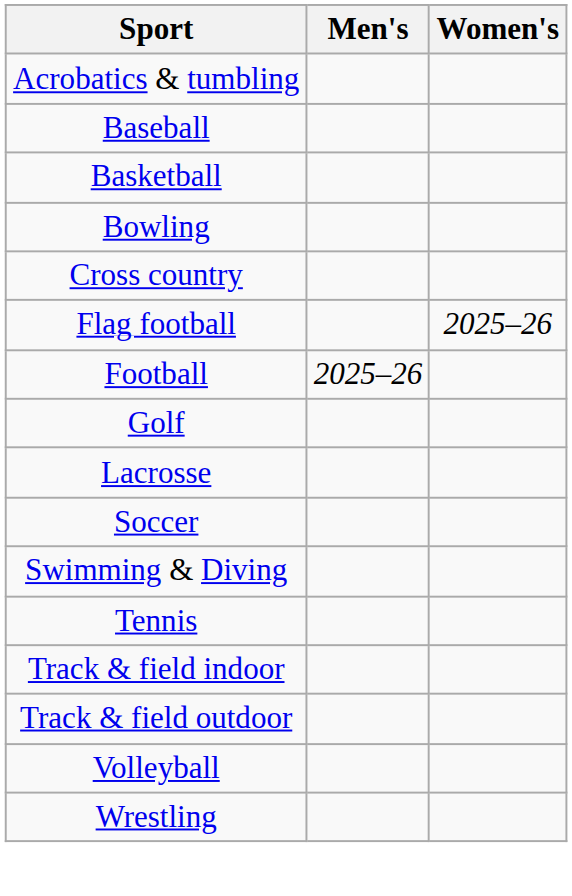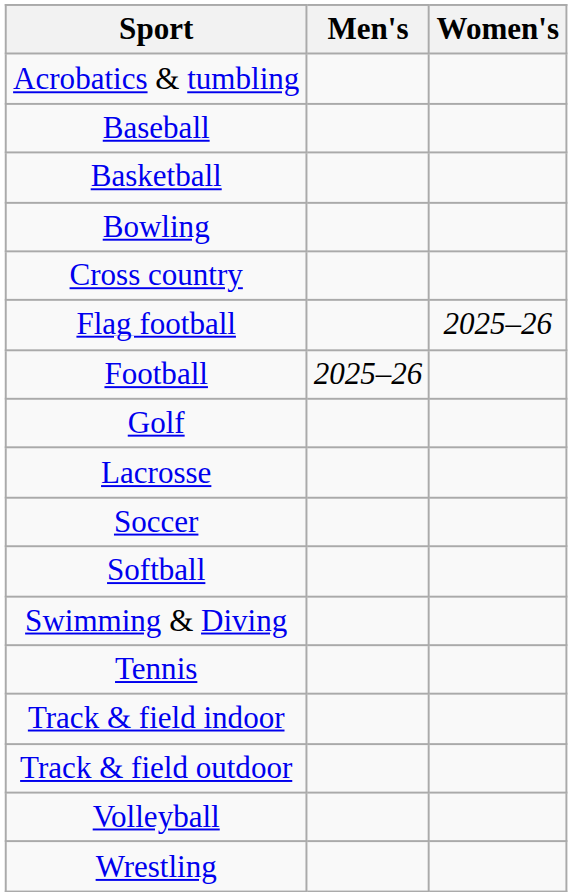+ row: (156, 570)
